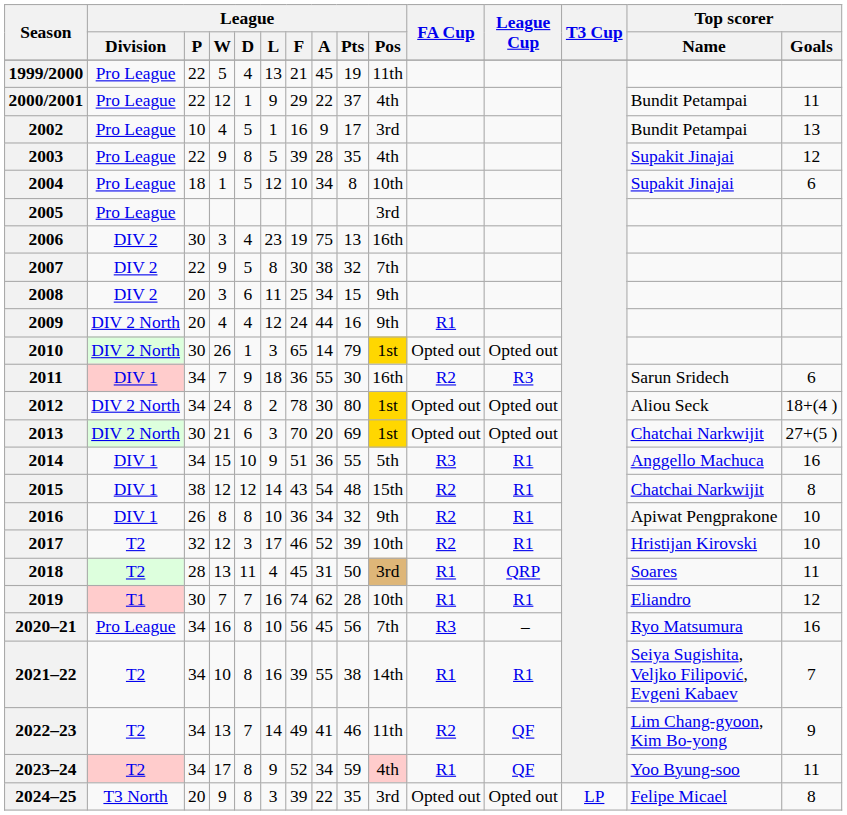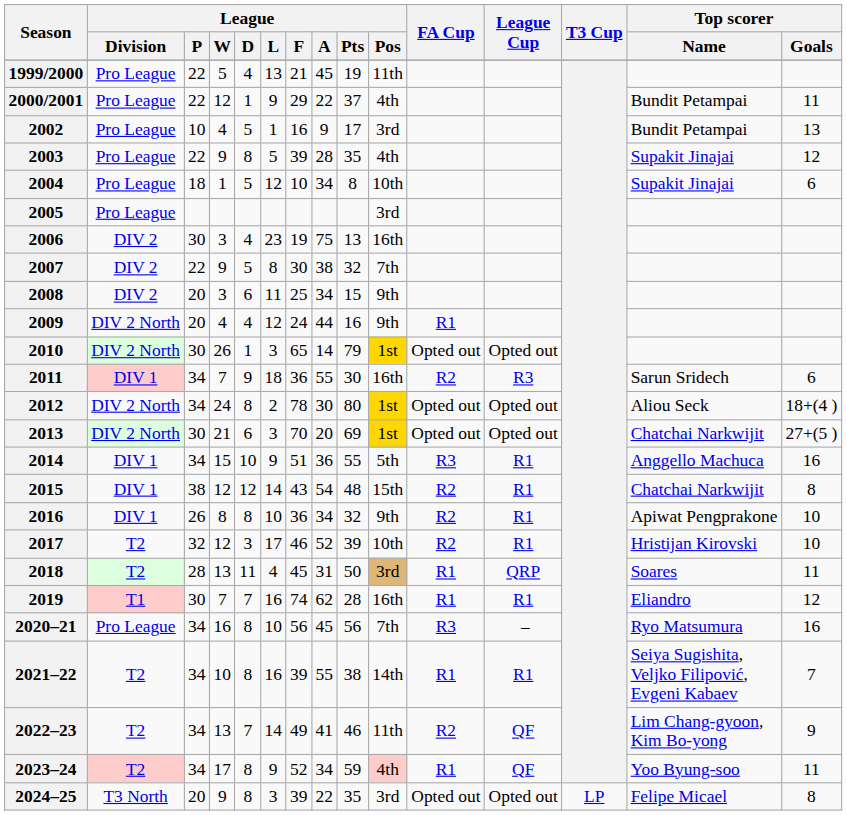(388, 599) 10th -> (388, 599) 16th
